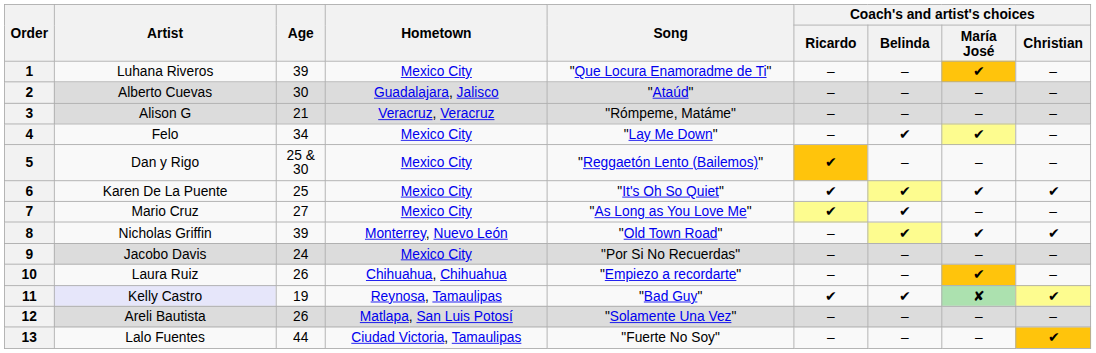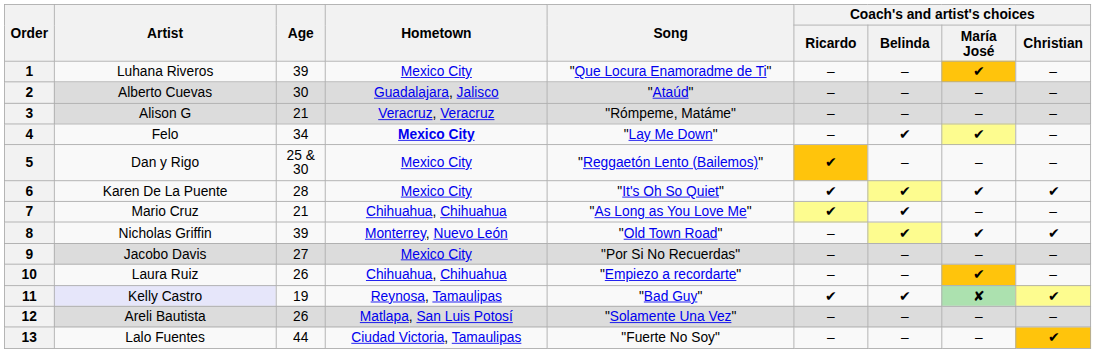(436, 134) normal -> (436, 134) bold
(301, 191) 25 -> (301, 191) 28
(301, 212) 27 -> (301, 212) 21
(436, 212) Mexico City -> (436, 212) Chihuahua, Chihuahua
(301, 254) 24 -> (301, 254) 27
